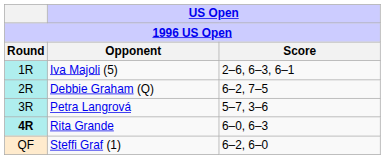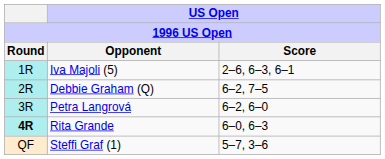(245, 107) 5–7, 3–6 -> (245, 107) 6–2, 6–0
(245, 145) 6–2, 6–0 -> (245, 145) 5–7, 3–6
